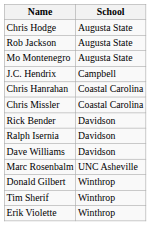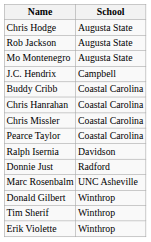+ row: (32, 89)
+ row: (33, 136)
- row: (31, 120)
- row: (36, 151)
+ row: (30, 167)
